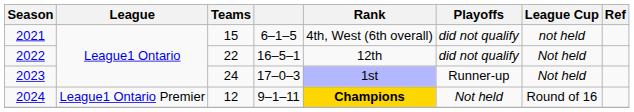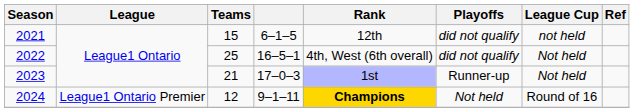(370, 35) 4th, West (6th overall) -> (370, 35) 12th
(231, 55) 22 -> (231, 55) 25
(370, 55) 12th -> (370, 55) 4th, West (6th overall)
(231, 76) 24 -> (231, 76) 21
